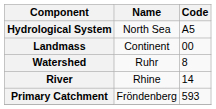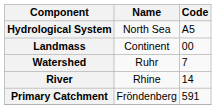(185, 63) 8 -> (185, 63) 7
(191, 96) 593 -> (191, 96) 591
